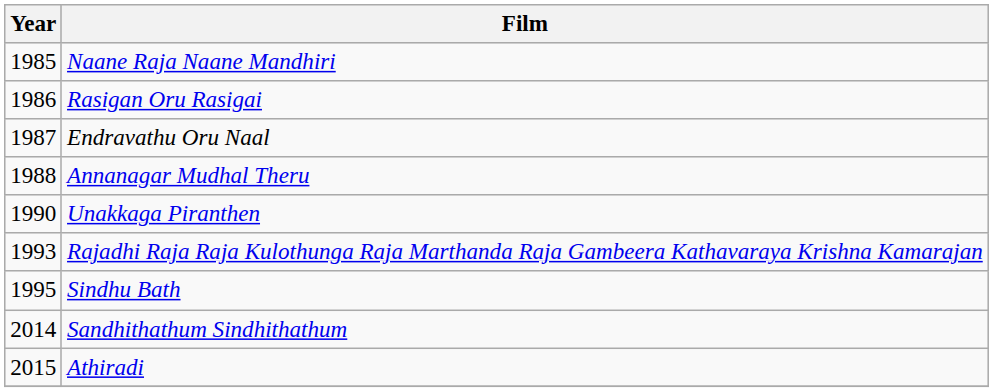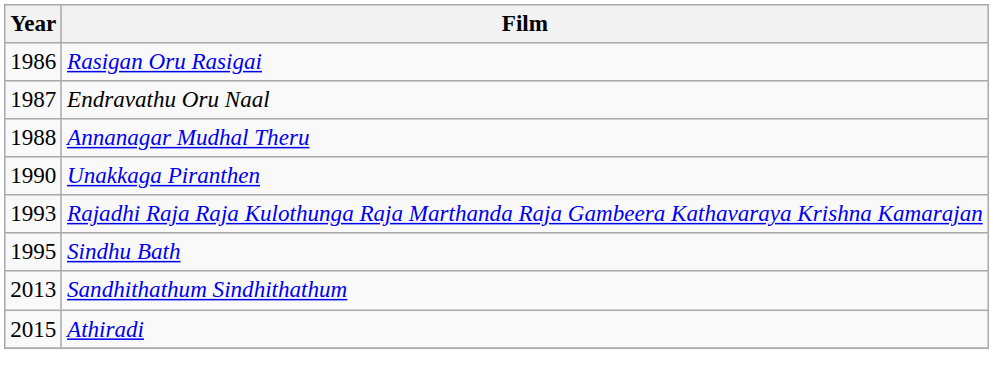- row: (201, 61)
(33, 328) 2014 -> (33, 290) 2013
